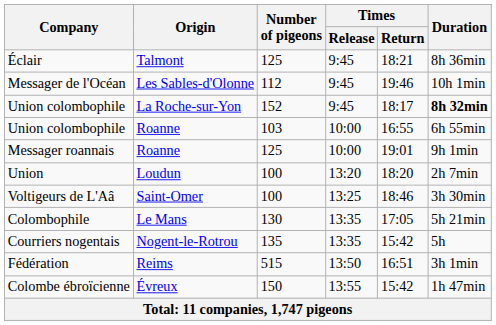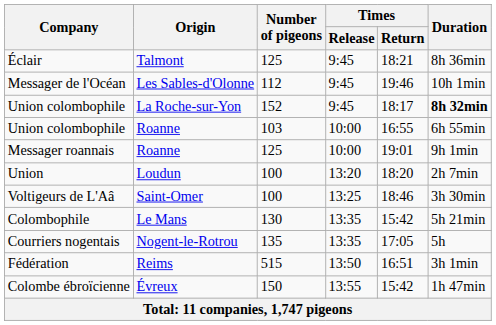(397, 219) 17:05 -> (397, 219) 15:42
(397, 241) 15:42 -> (397, 241) 17:05
